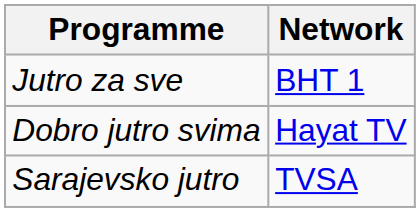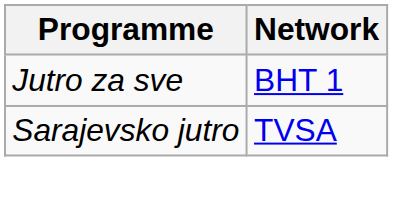- row: (136, 130)
